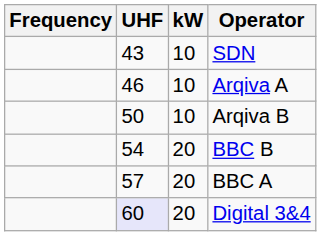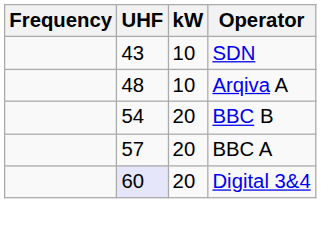(133, 85) 46 -> (133, 85) 48
- row: (251, 117)
